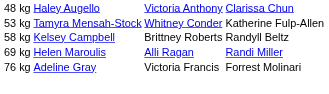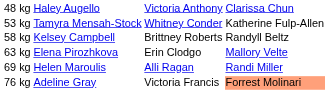+ row: (17, 53)
(263, 68) no background -> (263, 83) lightsalmon background
